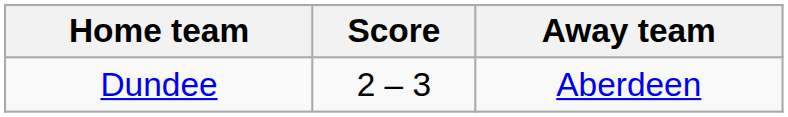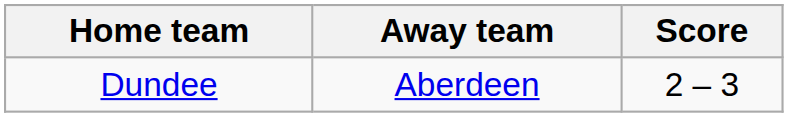columns swapped: (394, 31) <-> (629, 31)
